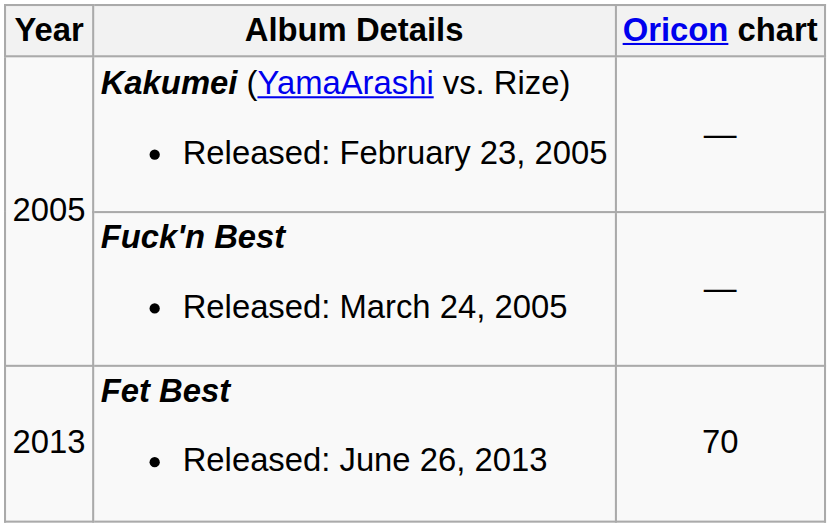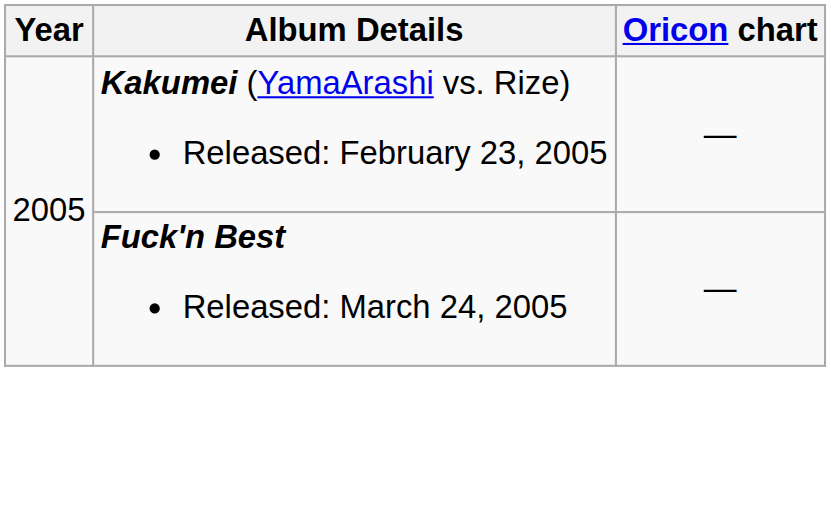- row: (354, 427)
